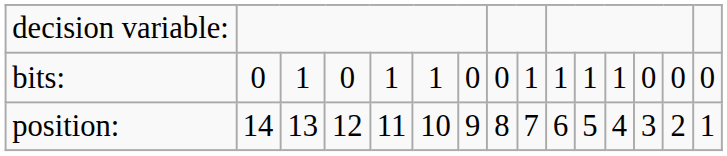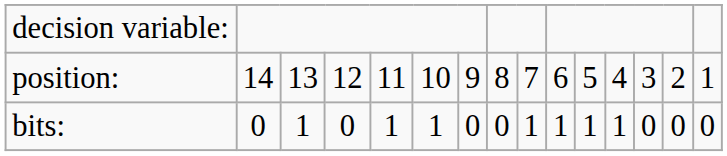rows swapped: (39, 77) <-> (66, 125)
